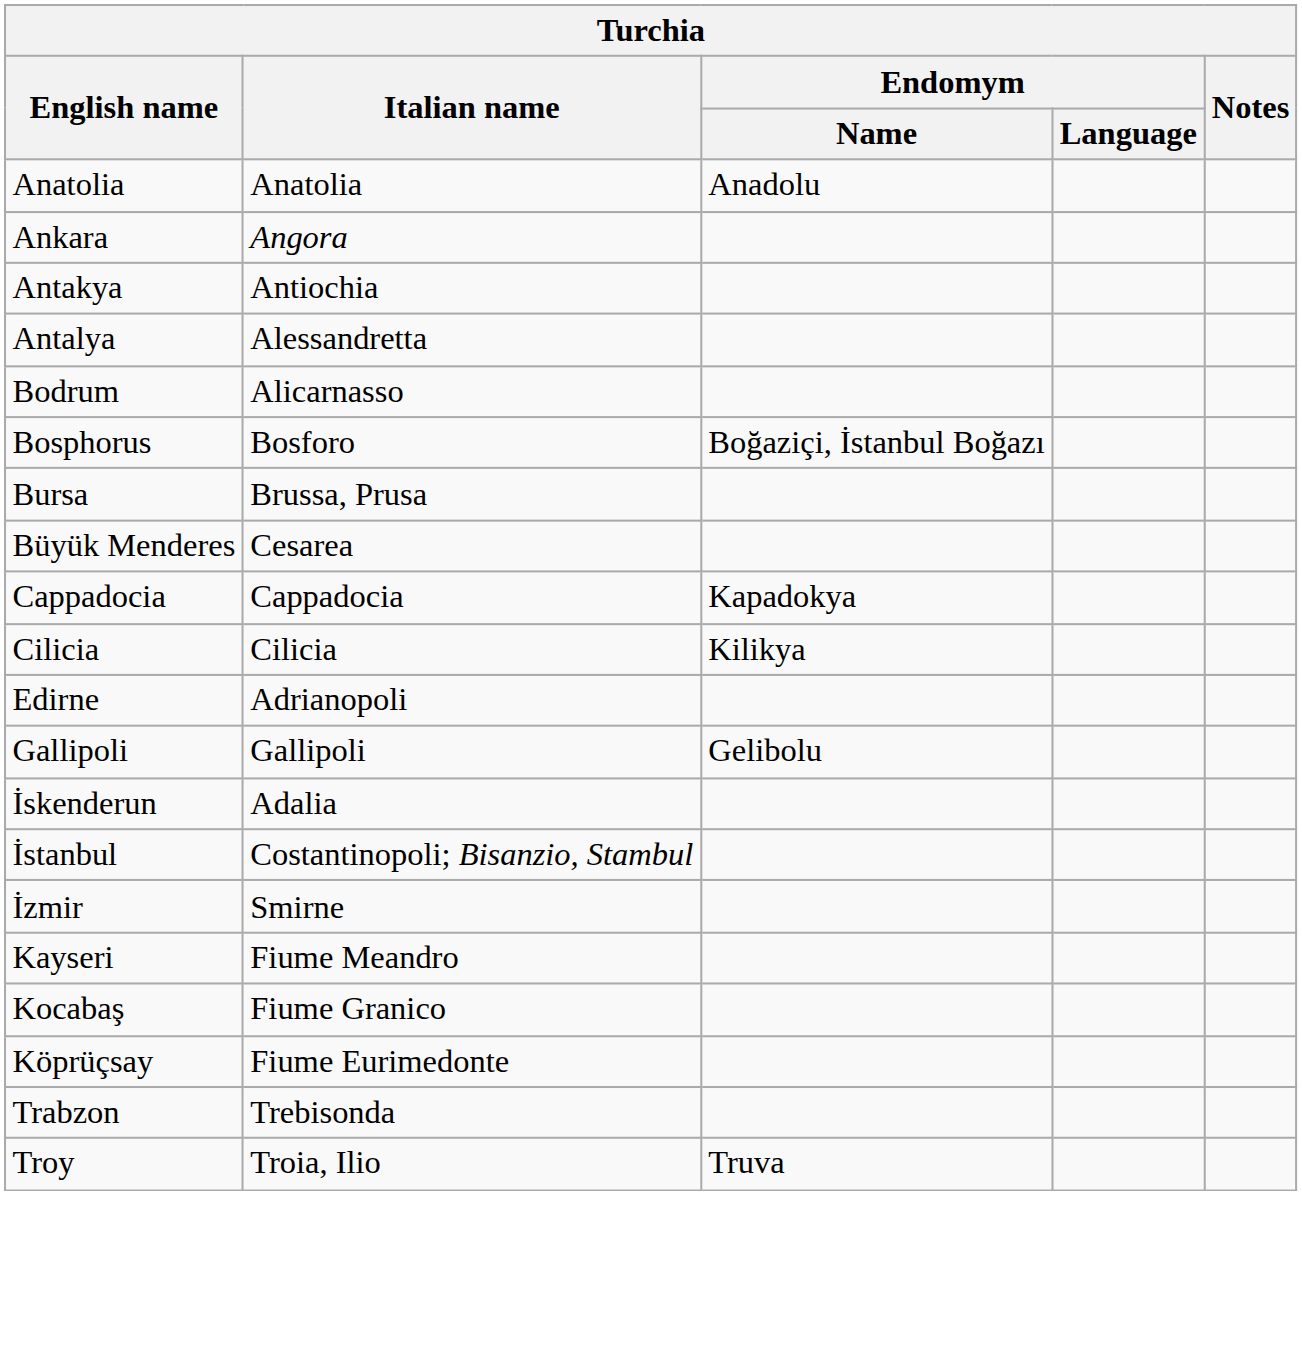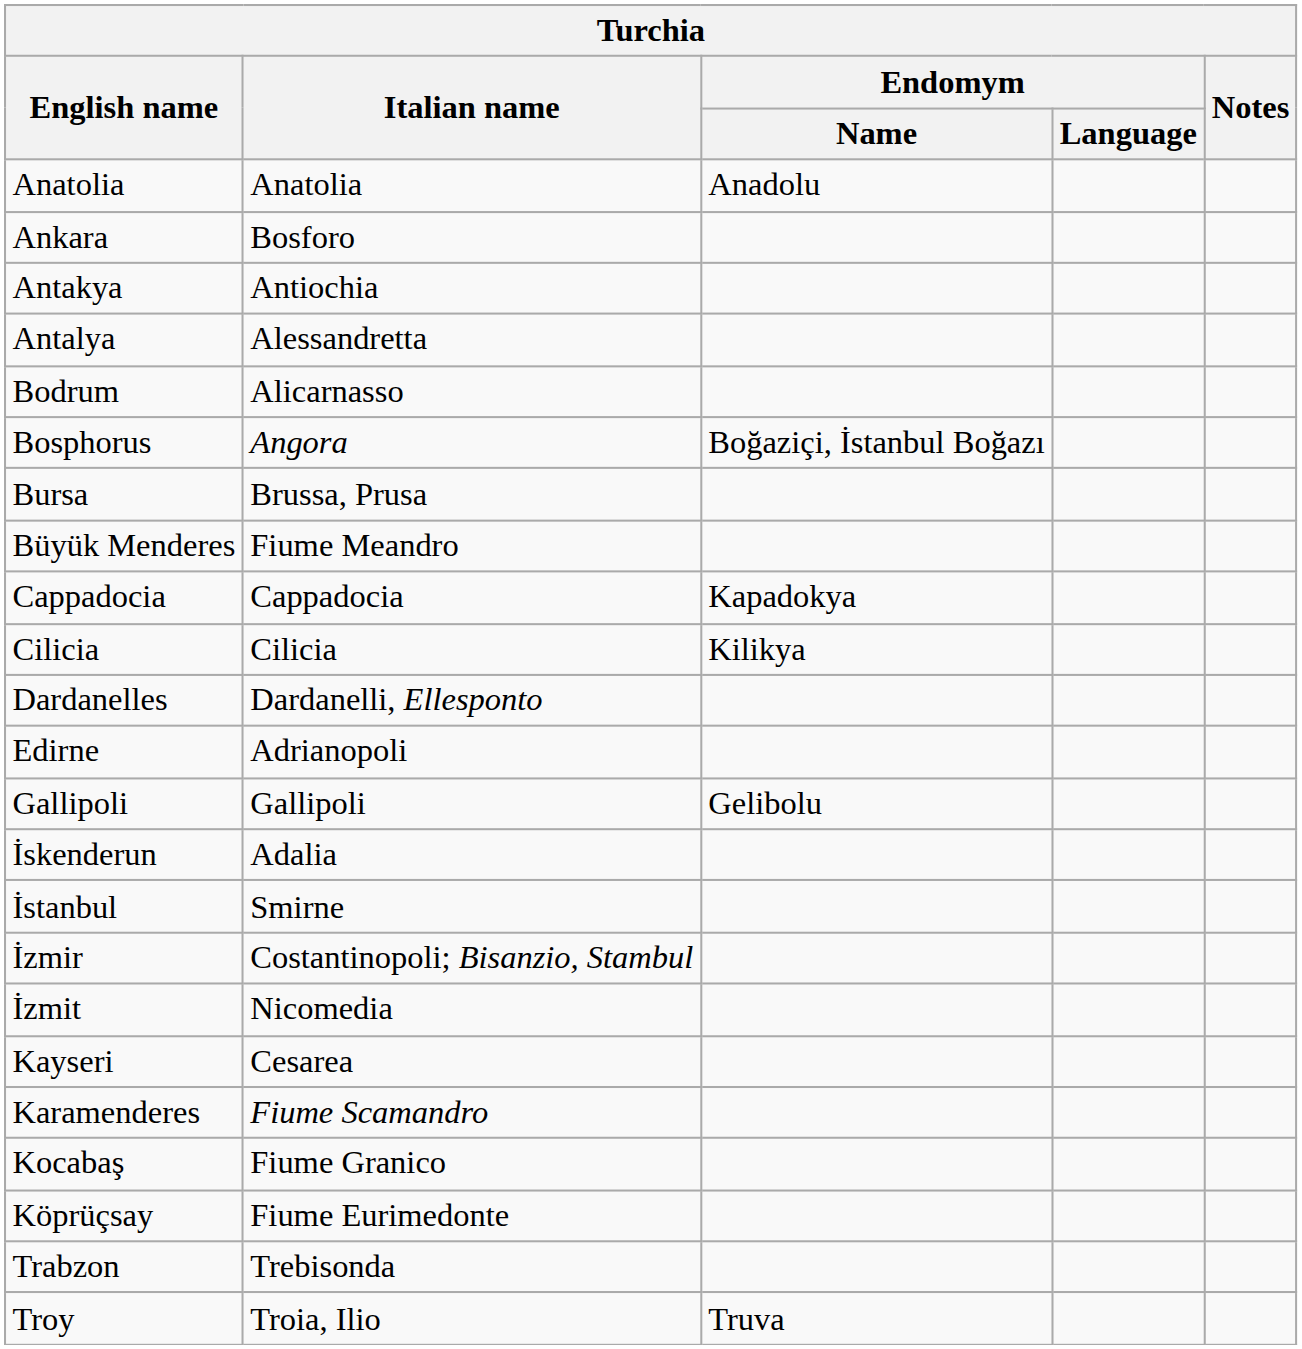(299, 236) Angora -> (303, 236) Bosforo
(303, 442) Bosforo -> (299, 442) Angora
(302, 545) Cesarea -> (354, 545) Fiume Meandro
+ row: (90, 699)
(472, 854) Costantinopoli; Bisanzio, Stambul -> (297, 905) Smirne
(297, 905) Smirne -> (472, 957) Costantinopoli; Bisanzio, Stambul
+ row: (47, 1008)
(354, 957) Fiume Meandro -> (302, 1060) Cesarea
+ row: (106, 1111)
